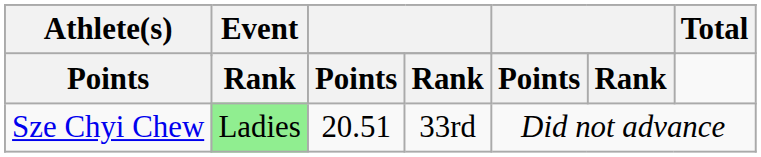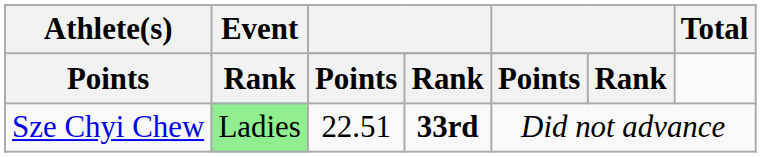(356, 126) 20.51 -> (356, 126) 22.51
(448, 126) normal -> (448, 126) bold
